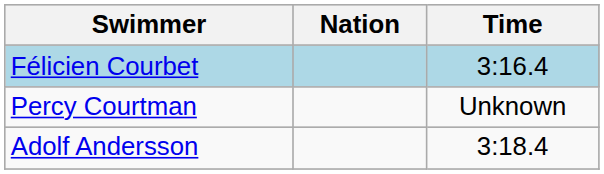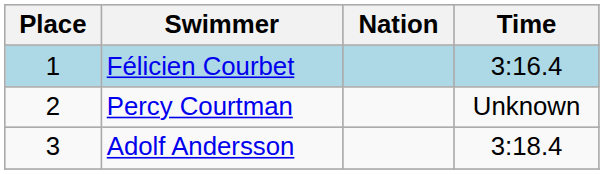+ column: (53, 24)
